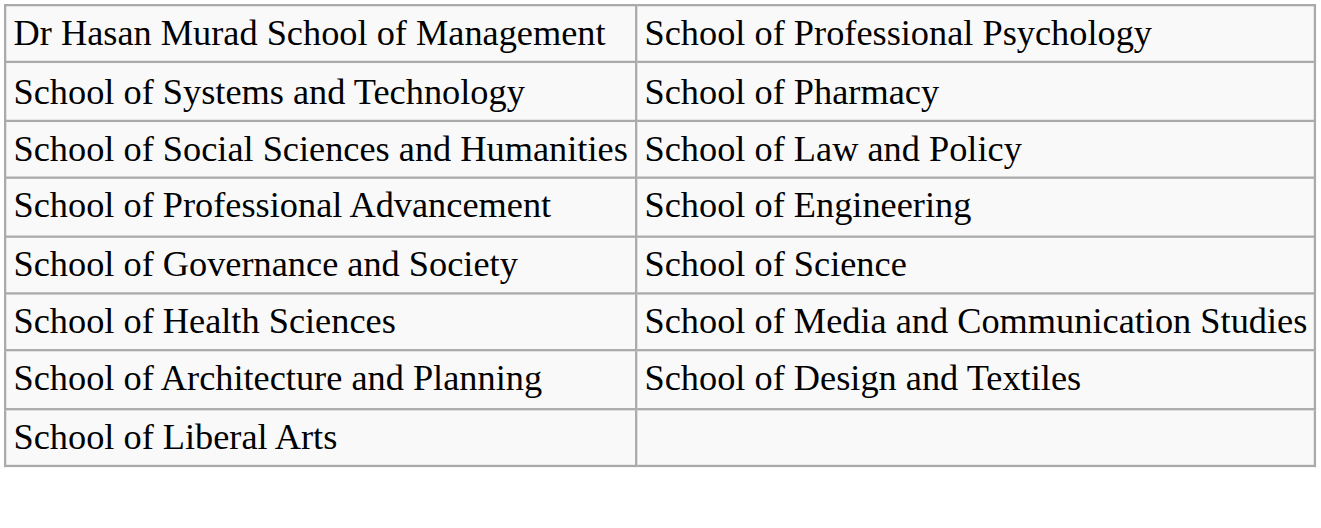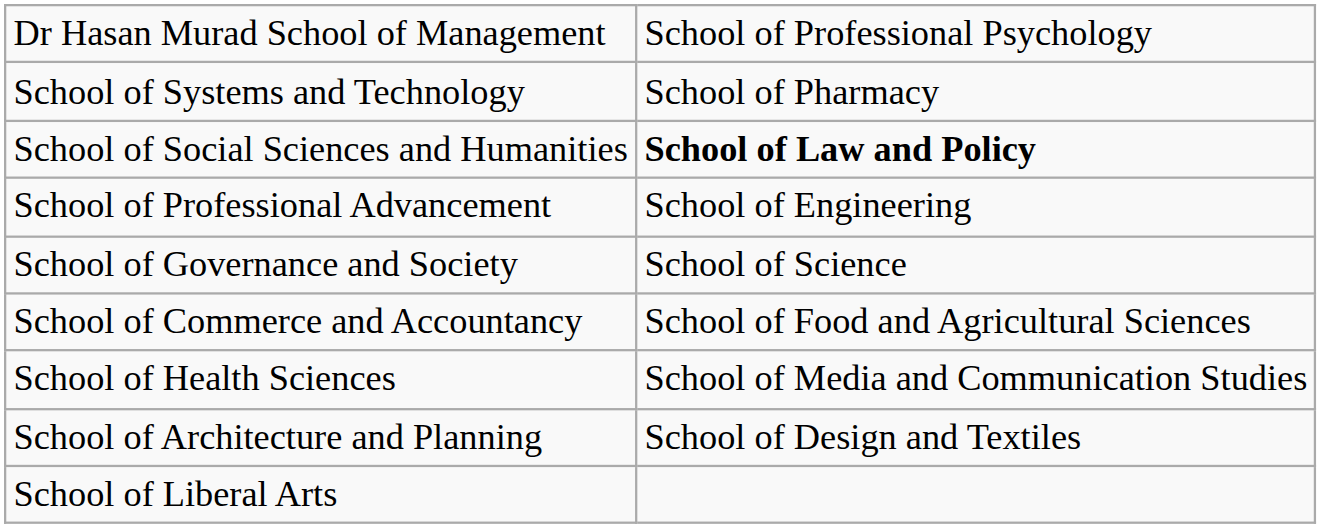(833, 148) normal -> (840, 148) bold
+ row: (298, 321)
